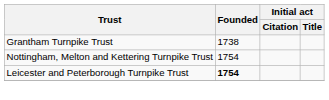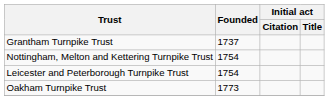(228, 42) 1738 -> (228, 42) 1737
(228, 73) bold -> (228, 73) normal
+ row: (56, 88)
